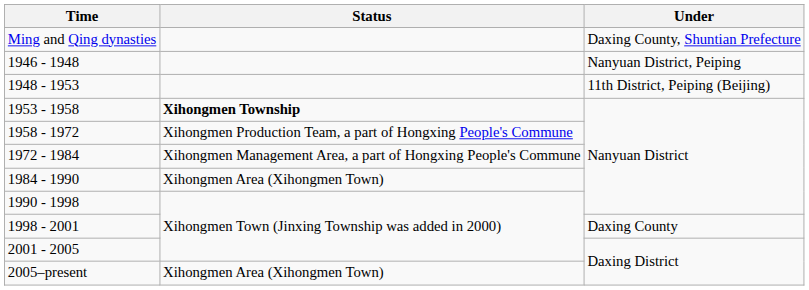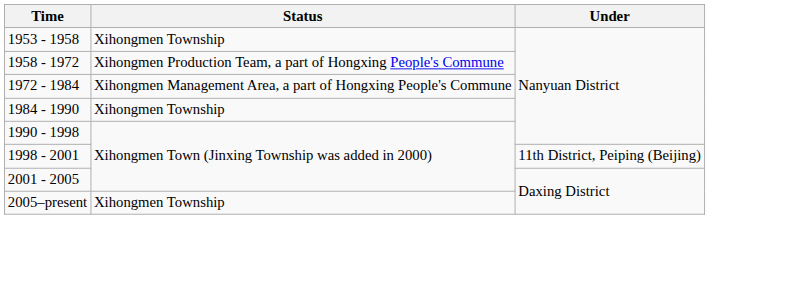- row: (82, 39)
- row: (43, 62)
- row: (43, 86)
(232, 109) bold -> (159, 39) normal
(273, 179) Xihongmen Area (Xihongmen Town) -> (159, 109) Xihongmen Township
(633, 226) Daxing County -> (610, 156) 11th District, Peiping (Beijing)
(273, 272) Xihongmen Area (Xihongmen Town) -> (159, 202) Xihongmen Township
